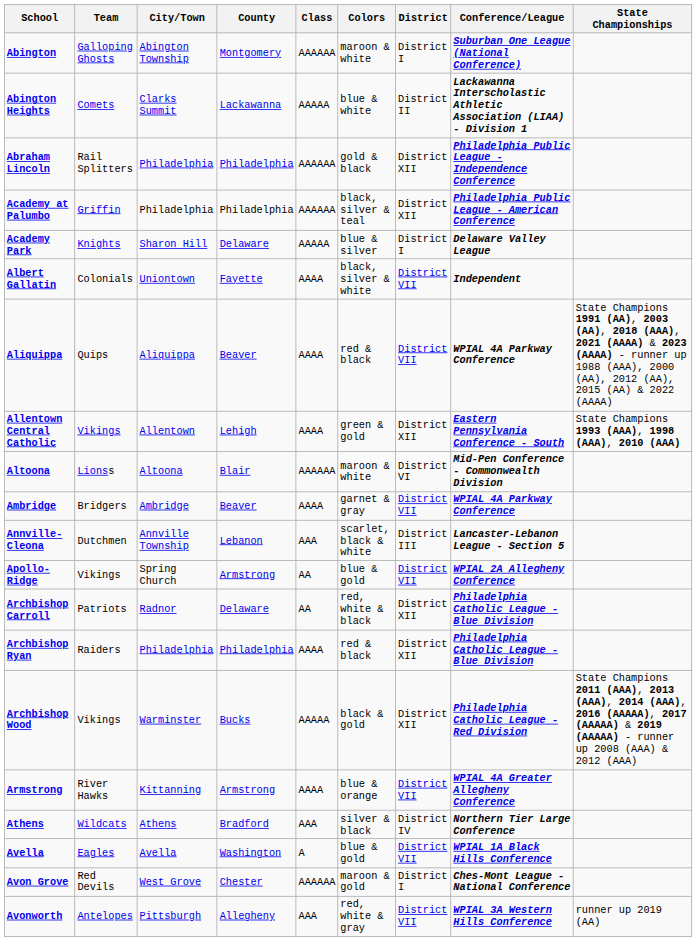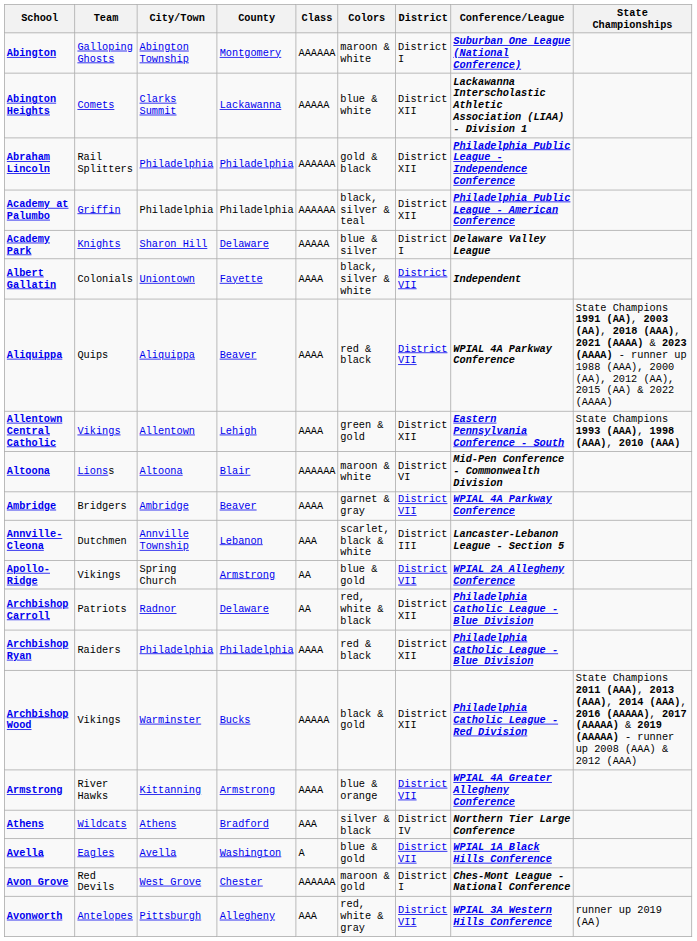(423, 105) District II -> (423, 105) District XII
